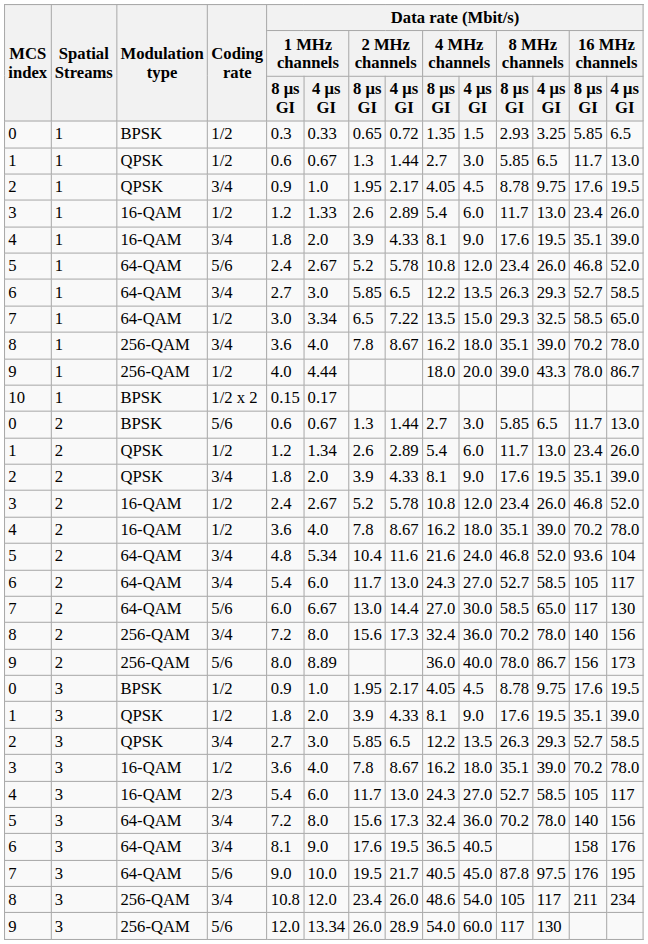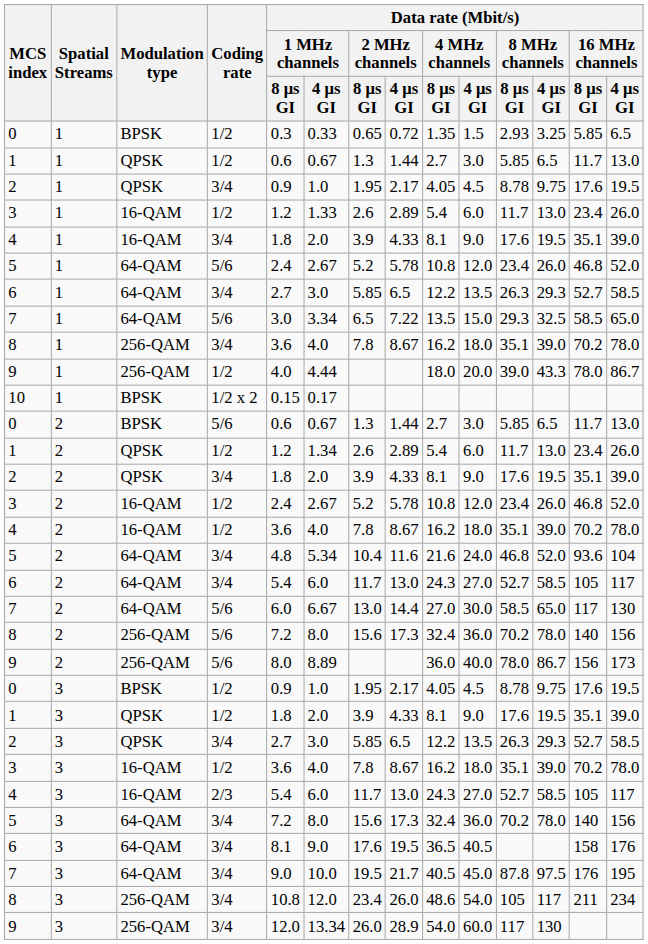(222, 319) 1/2 -> (222, 319) 5/6
(222, 635) 3/4 -> (222, 635) 5/6
(222, 873) 5/6 -> (222, 873) 3/4
(222, 926) 5/6 -> (222, 926) 3/4
